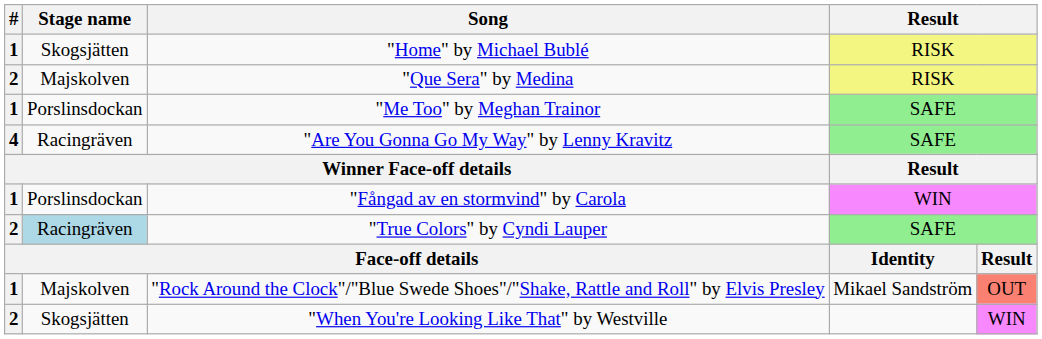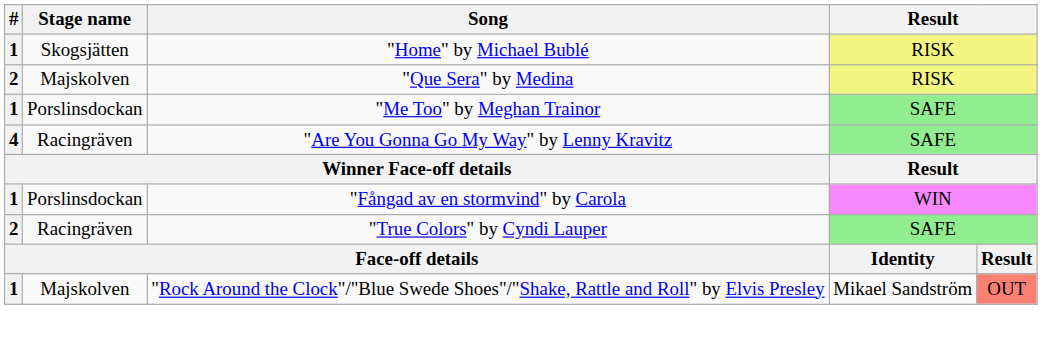(85, 229) lightblue background -> (85, 229) no background
- row: (488, 318)
